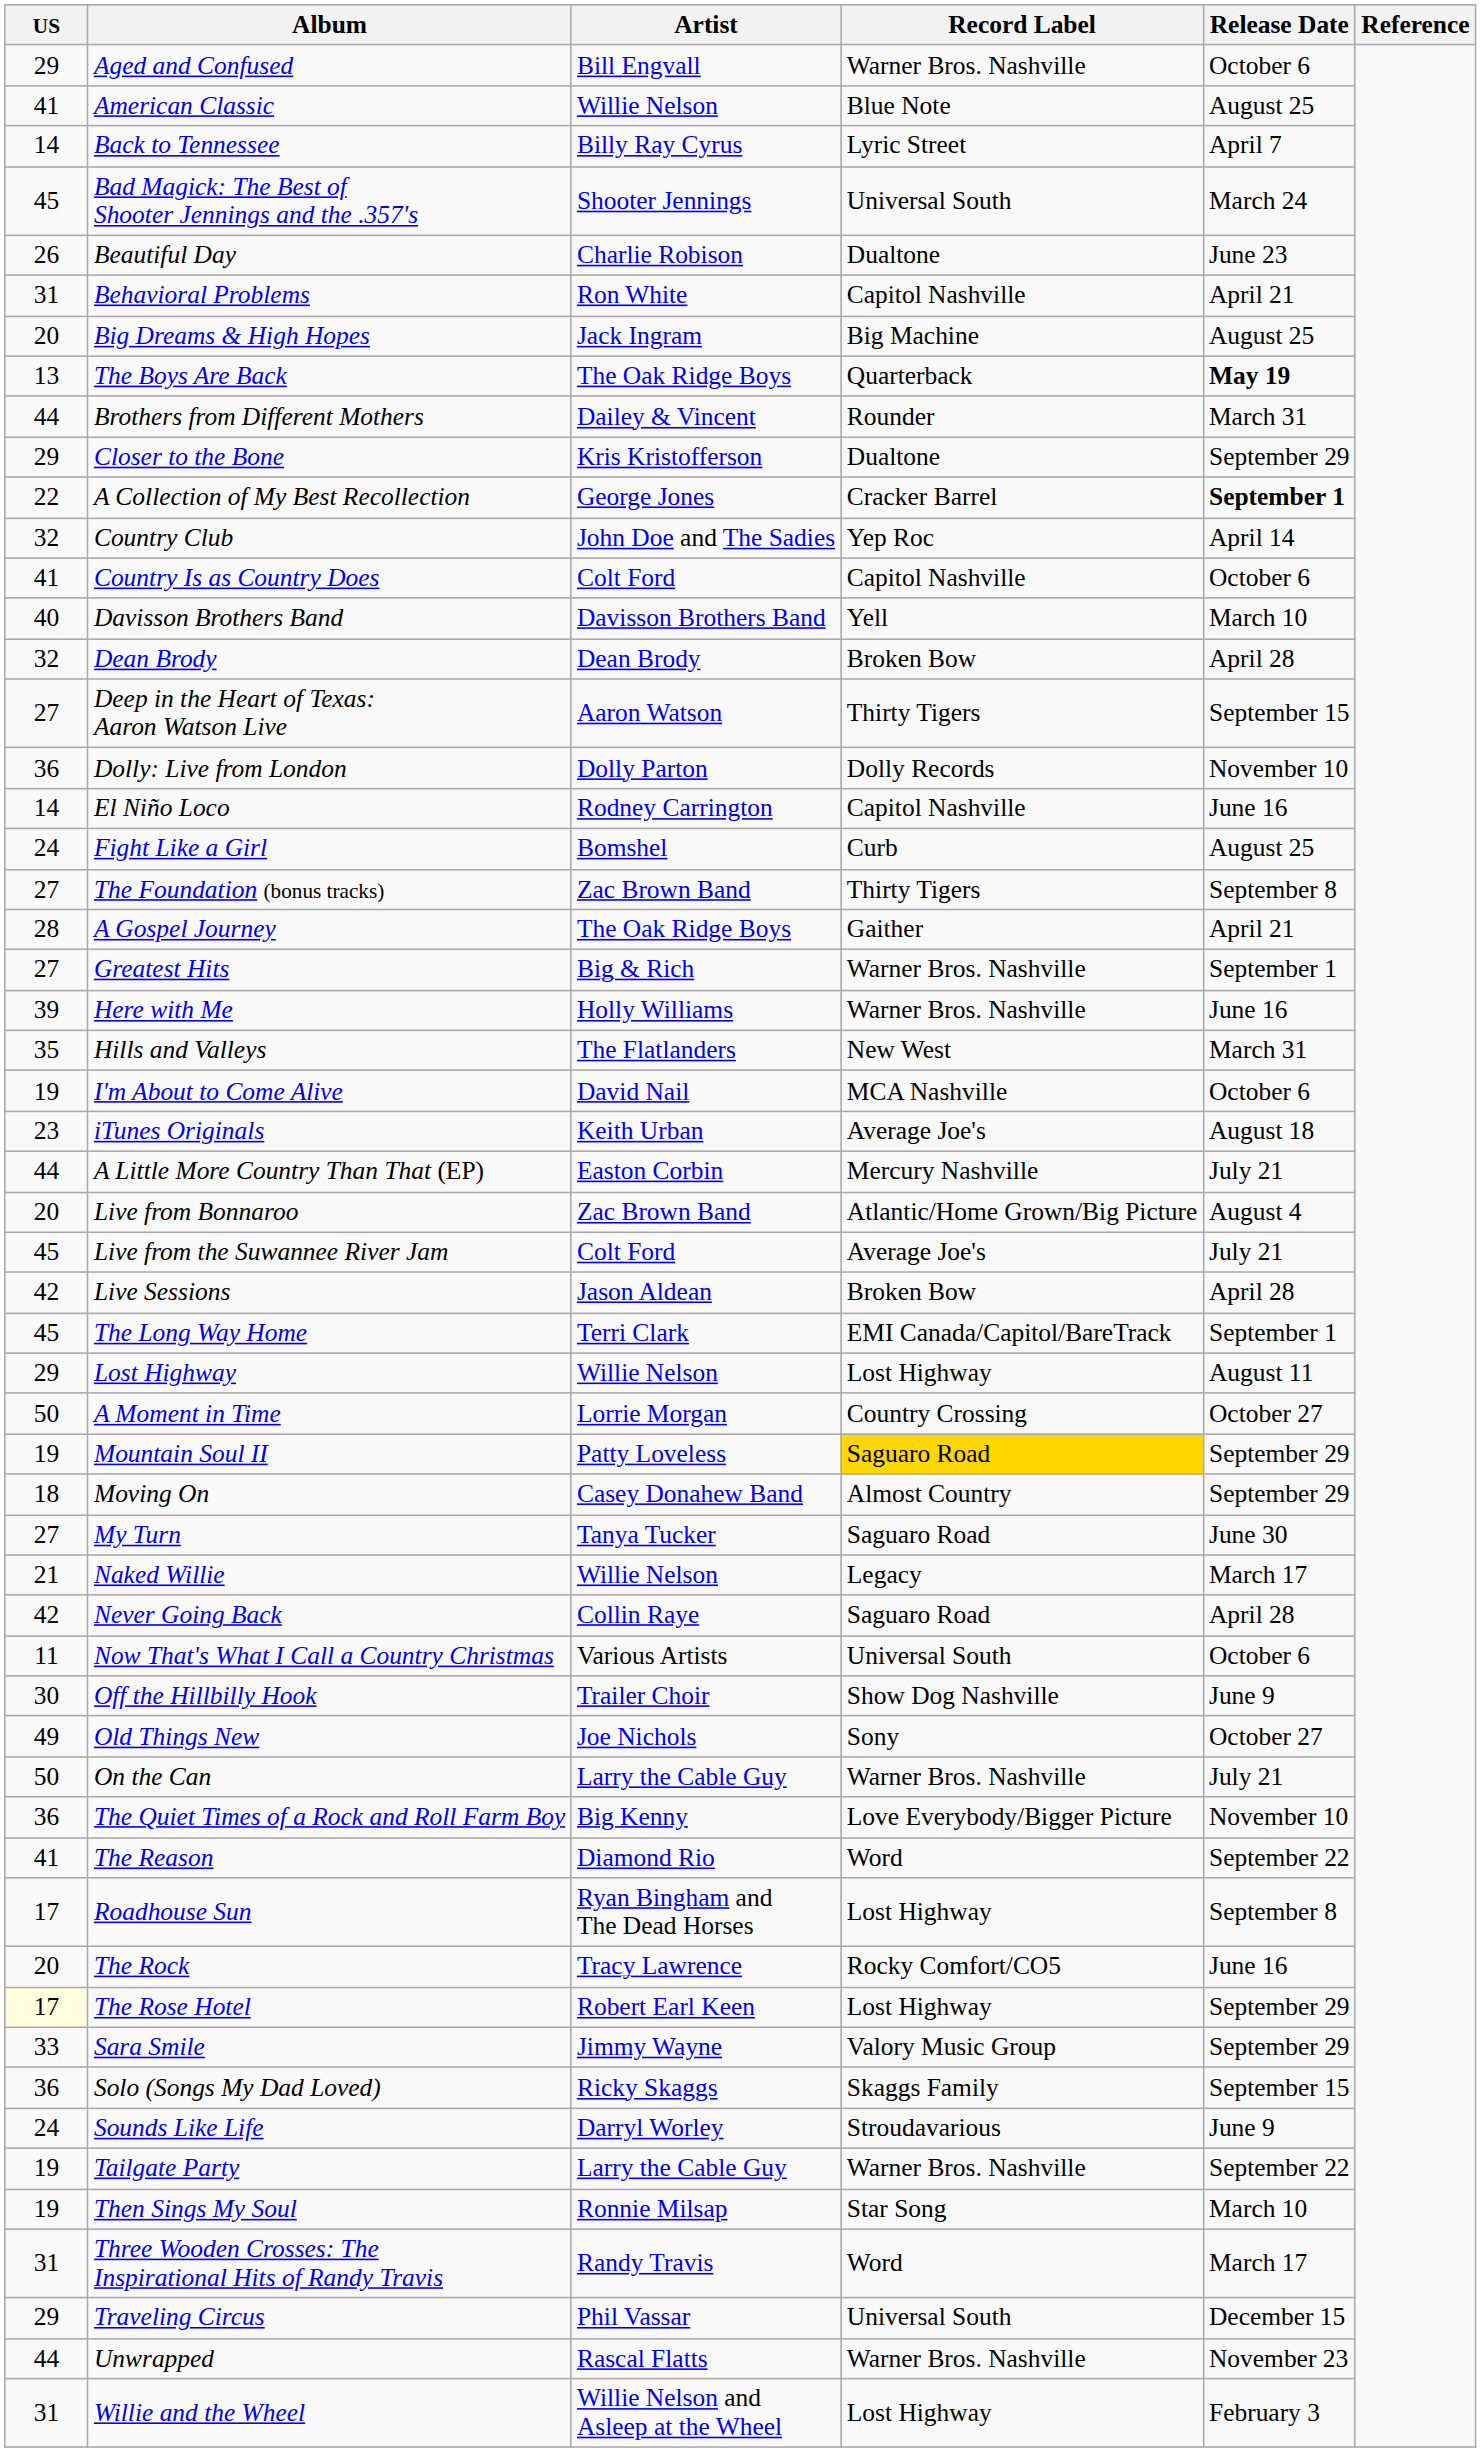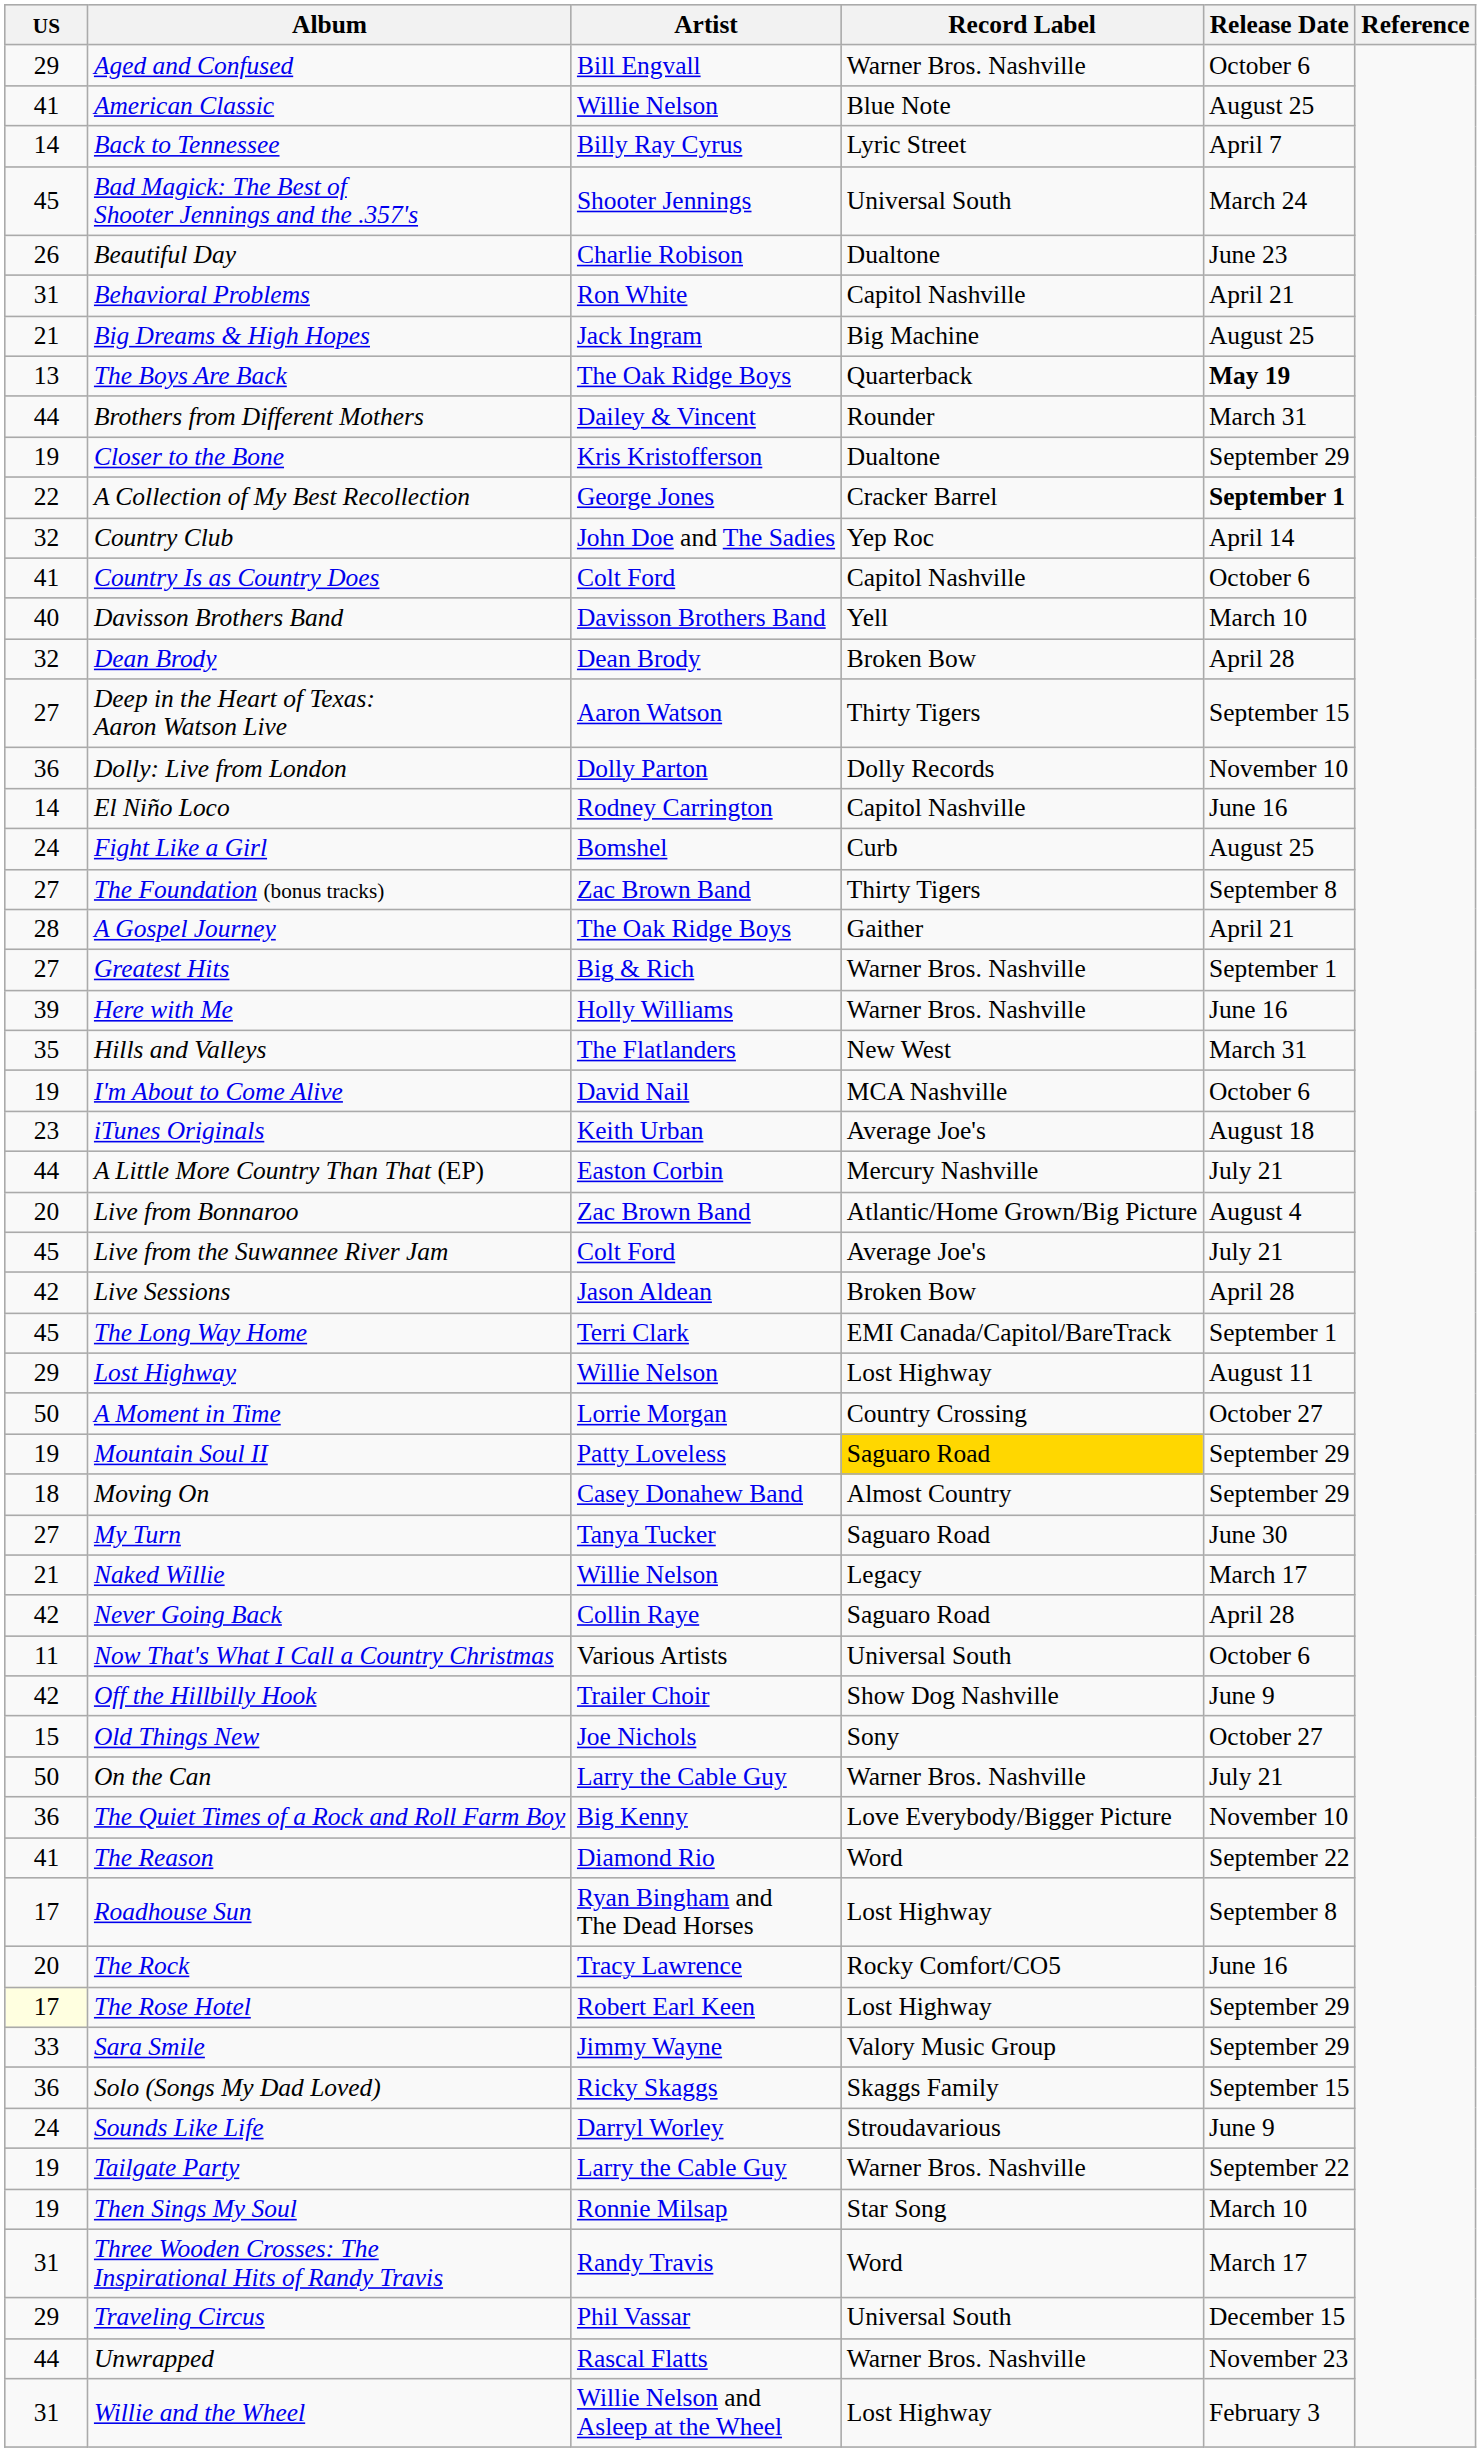(46, 335) 20 -> (46, 335) 21
(46, 456) 29 -> (46, 456) 19
(46, 1695) 30 -> (46, 1695) 42
(46, 1736) 49 -> (46, 1736) 15
